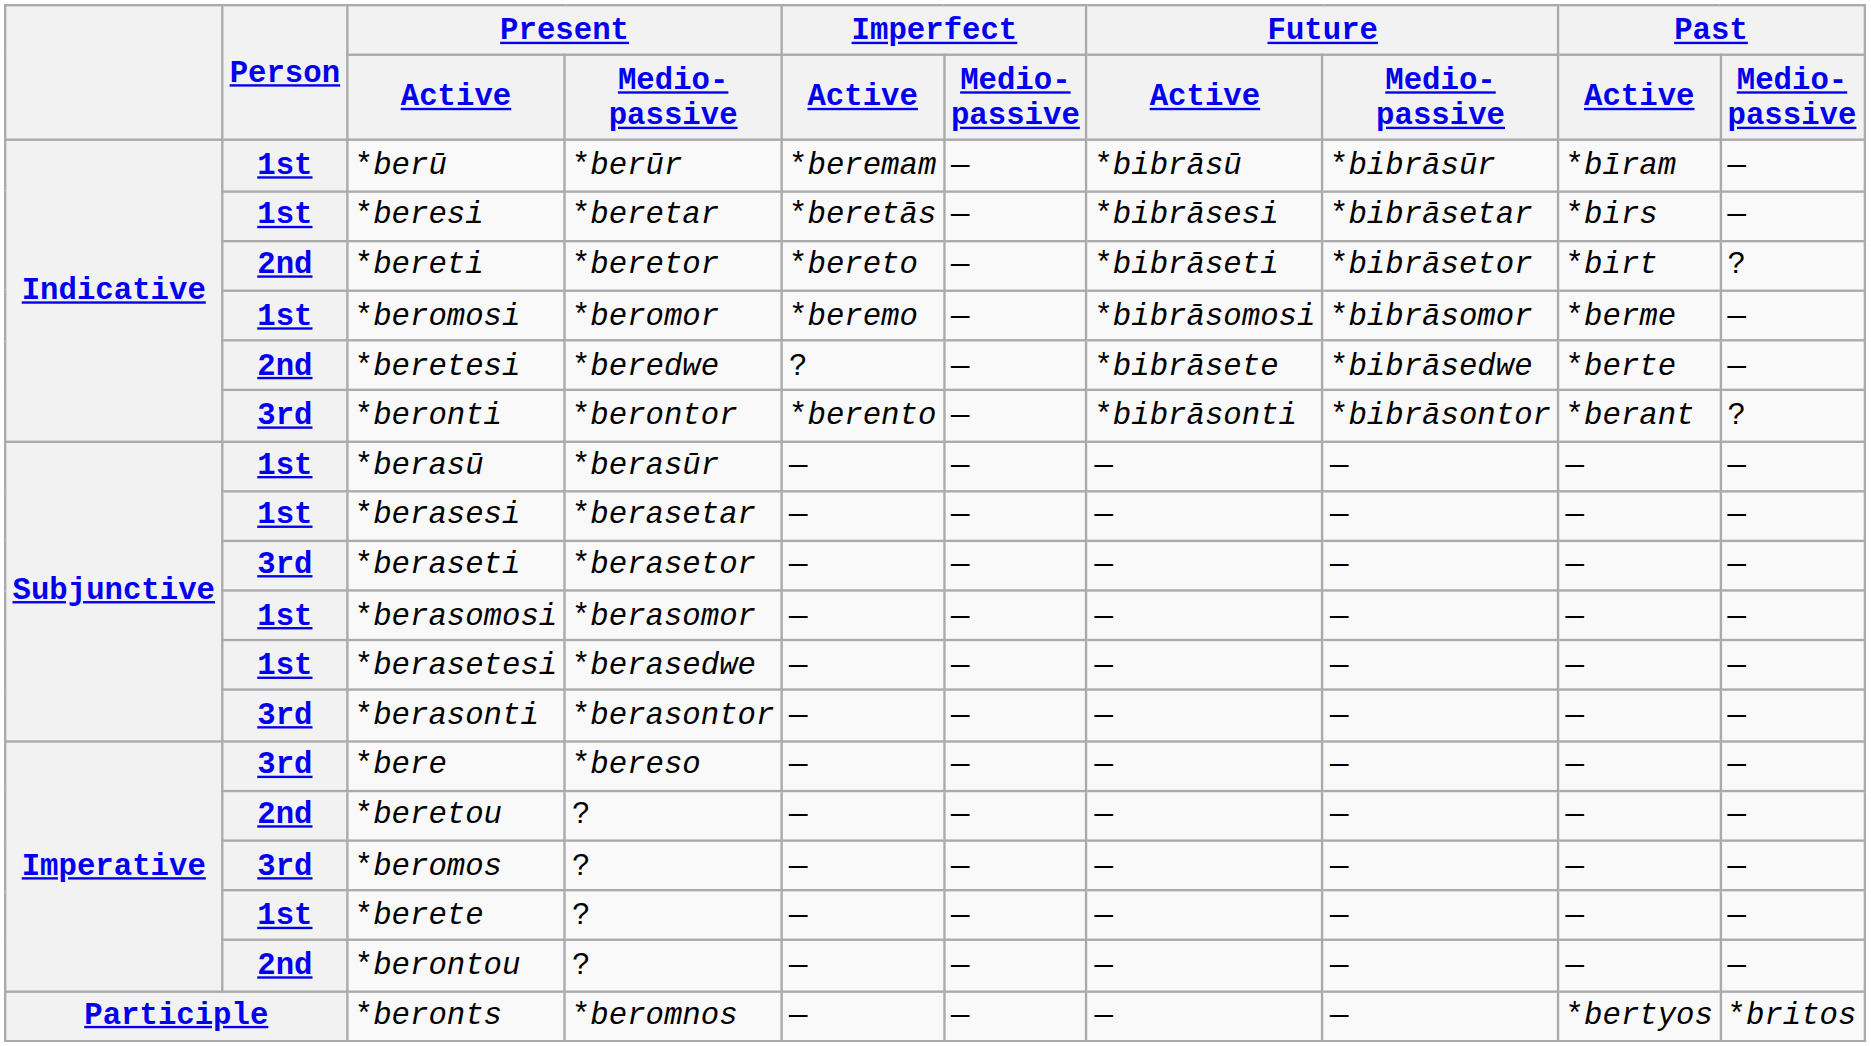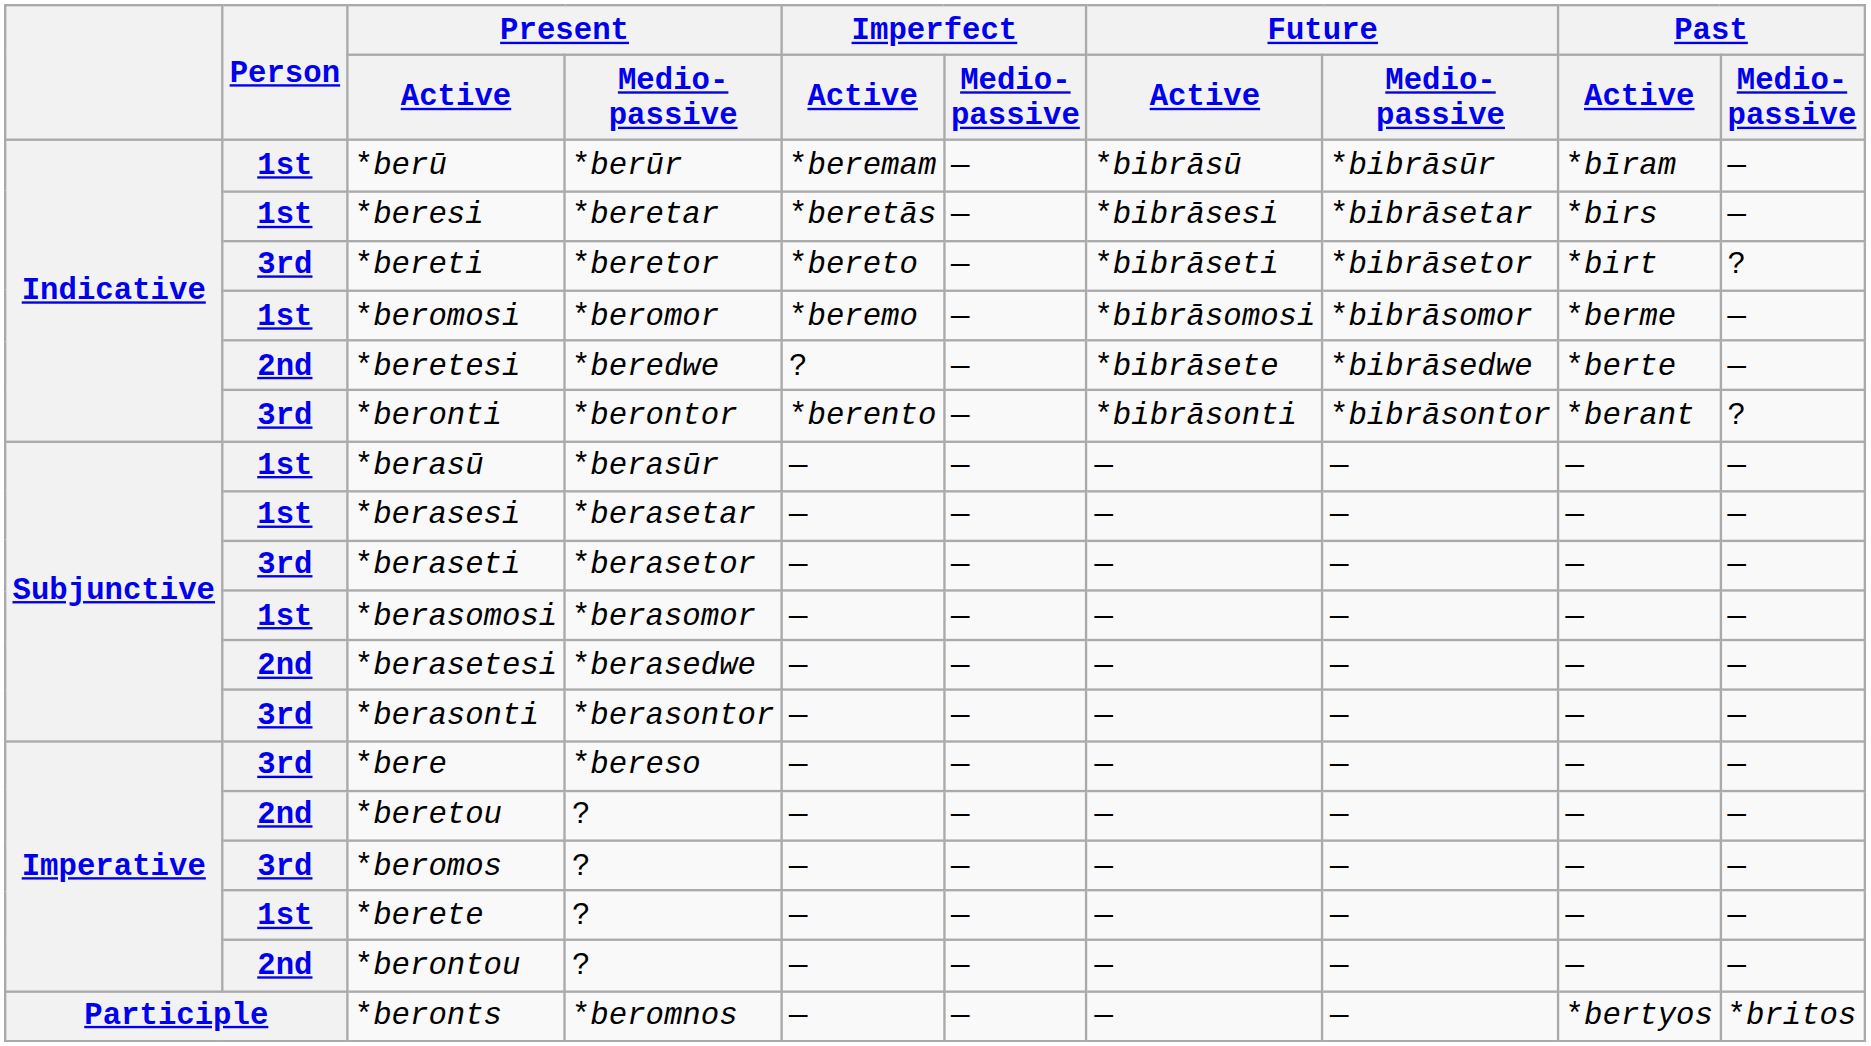(285, 266) 2nd -> (285, 266) 3rd
(285, 666) 1st -> (285, 666) 2nd
